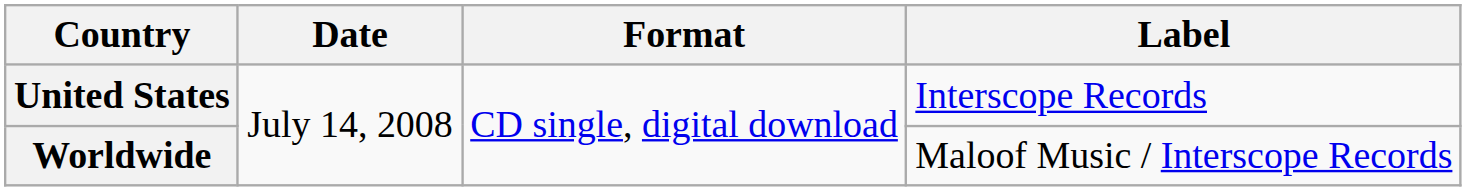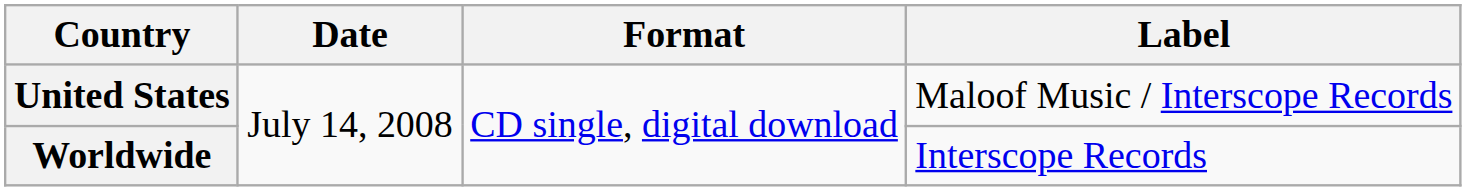(1061, 94) Interscope Records -> (1184, 94) Maloof Music / Interscope Records
(1184, 154) Maloof Music / Interscope Records -> (1061, 154) Interscope Records
